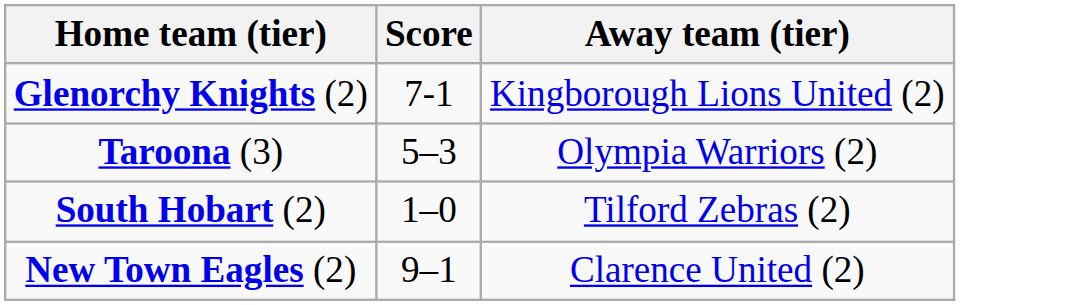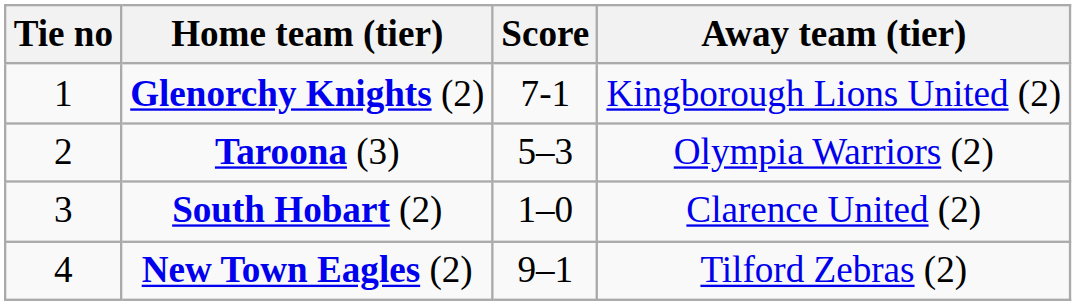+ column: (63, 33)
(717, 210) Tilford Zebras (2) -> (834, 210) Clarence United (2)
(717, 269) Clarence United (2) -> (834, 269) Tilford Zebras (2)
